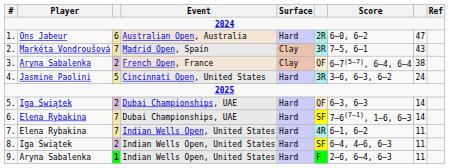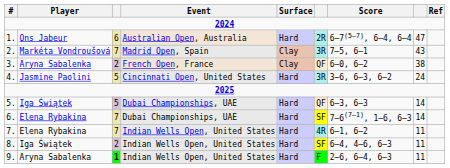(349, 37) 6–0, 6–2 -> (371, 38) 6–7(5–7), 6–4, 6–4
(371, 63) 6–7(5–7), 6–4, 6–4 -> (349, 64) 6–0, 6–2
(116, 103) 2 -> (116, 103) 5
